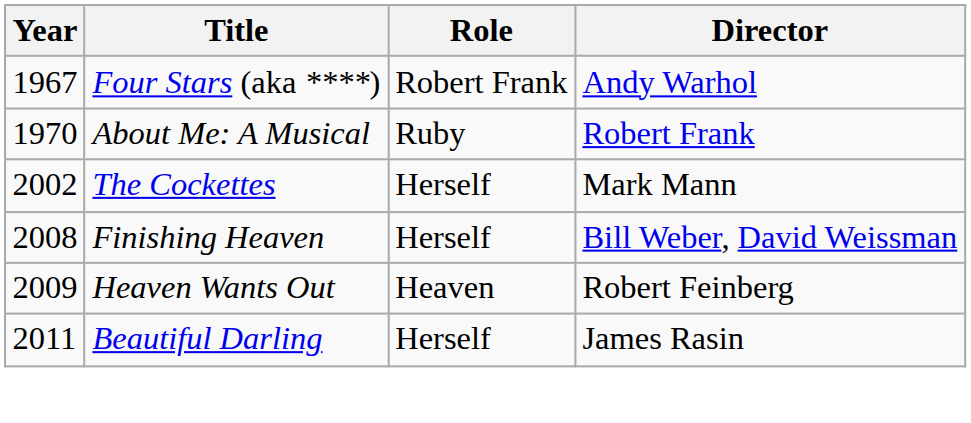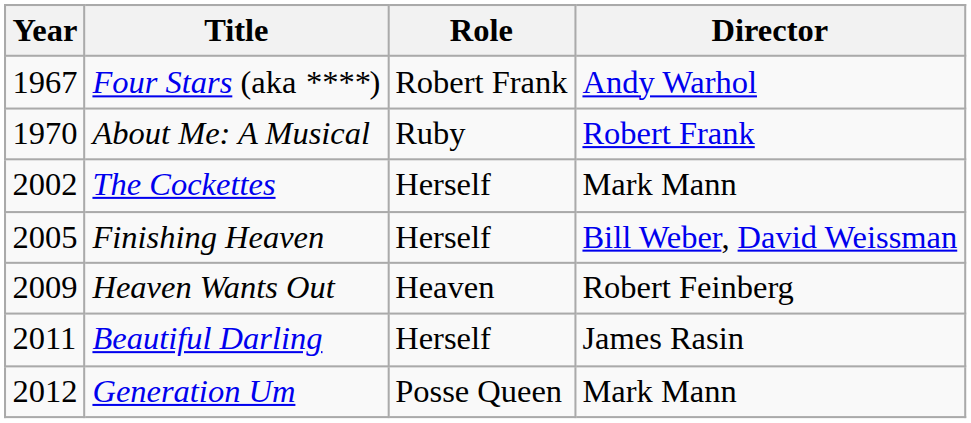(45, 236) 2008 -> (45, 236) 2005
+ row: (194, 390)
